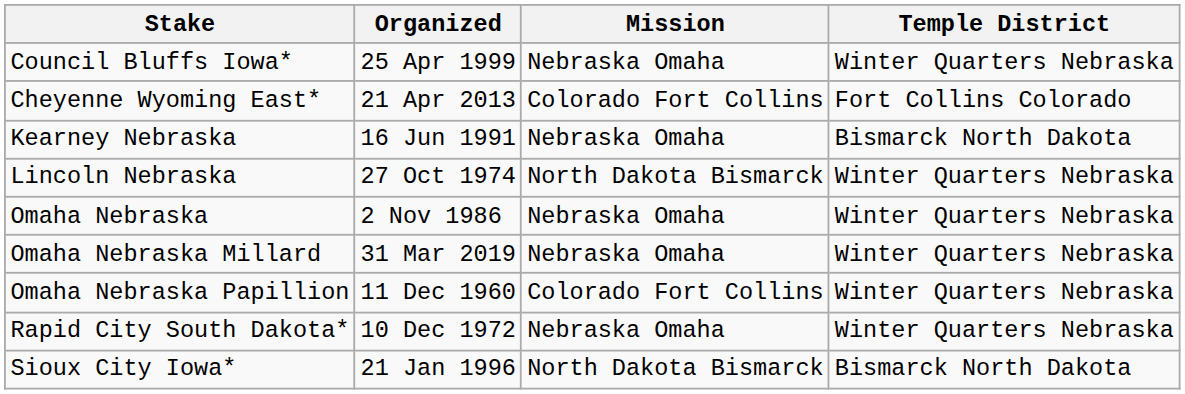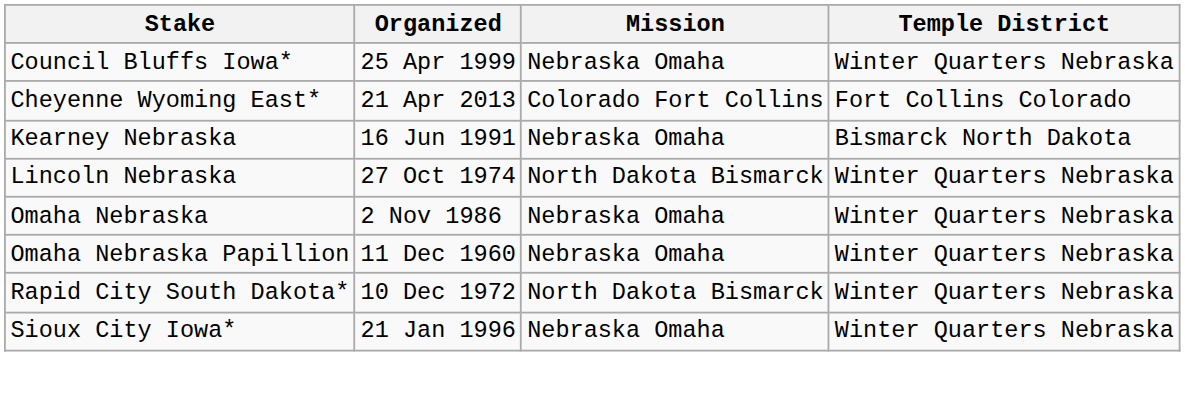- row: (166, 254)
(675, 293) Colorado Fort Collins -> (626, 254) Nebraska Omaha
(626, 331) Nebraska Omaha -> (675, 293) North Dakota Bismarck
(675, 369) North Dakota Bismarck -> (626, 331) Nebraska Omaha
(983, 369) Bismarck North Dakota -> (1004, 331) Winter Quarters Nebraska
